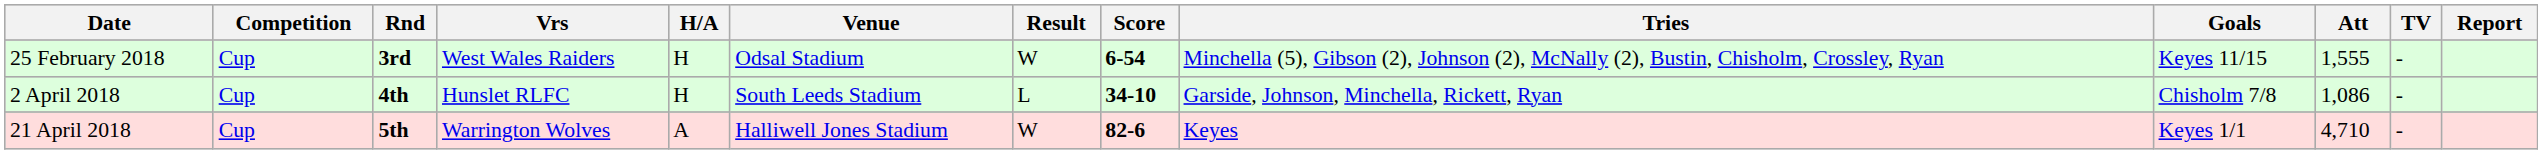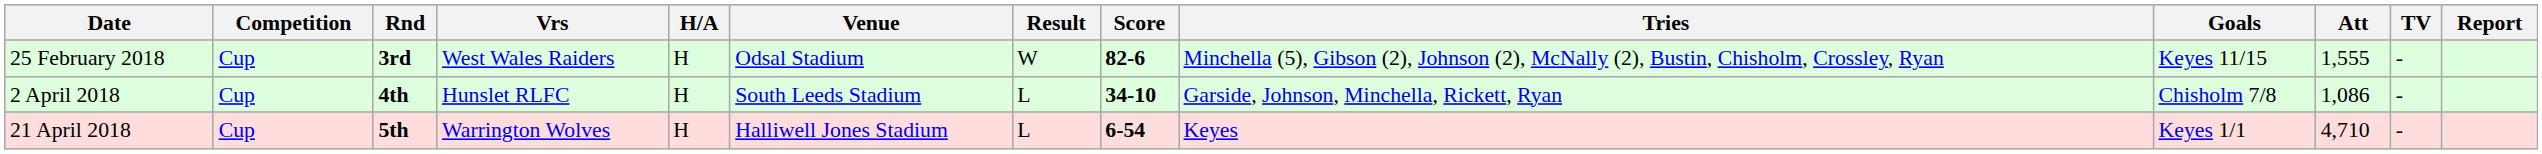(1125, 57) 6-54 -> (1125, 57) 82-6
(681, 129) A -> (681, 129) H
(1028, 129) W -> (1024, 129) L
(1125, 129) 82-6 -> (1125, 129) 6-54
